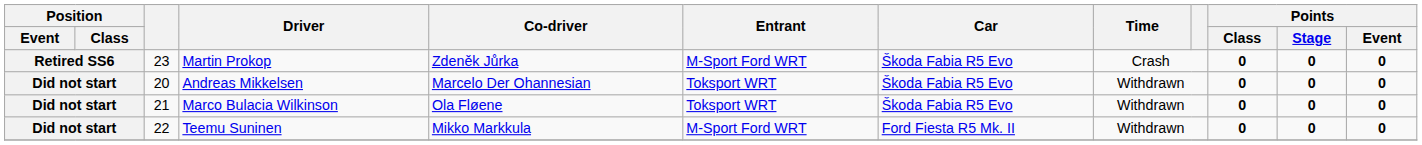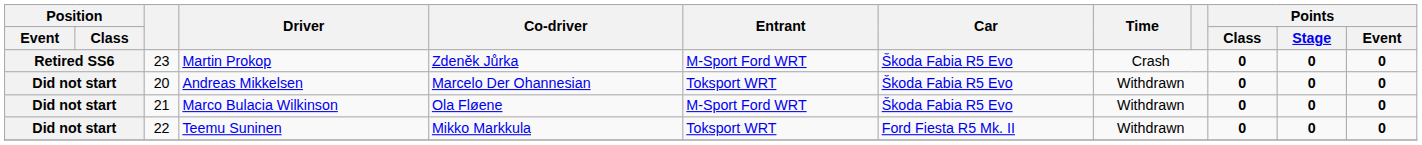(731, 105) Toksport WRT -> (746, 105) M-Sport Ford WRT
(746, 128) M-Sport Ford WRT -> (731, 128) Toksport WRT
